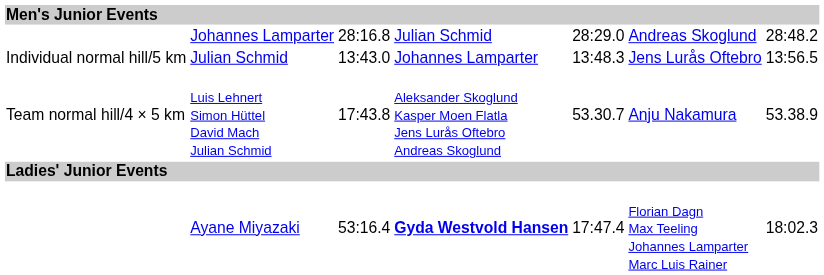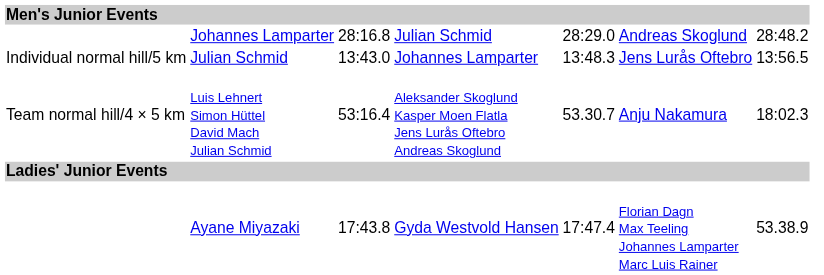(364, 114) 17:43.8 -> (364, 114) 53:16.4
(792, 114) 53.38.9 -> (782, 114) 18:02.3
(364, 228) 53:16.4 -> (364, 228) 17:43.8
(481, 228) bold -> (476, 228) normal
(792, 228) 18:02.3 -> (782, 228) 53.38.9
